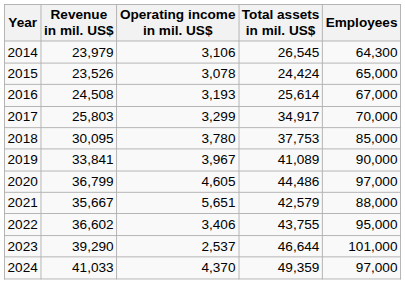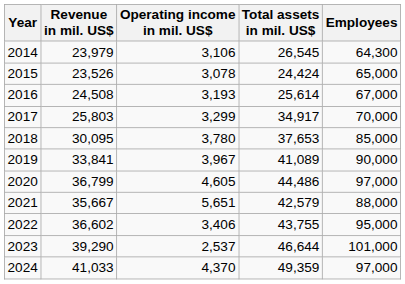(299, 138) 37,753 -> (299, 138) 37,653
